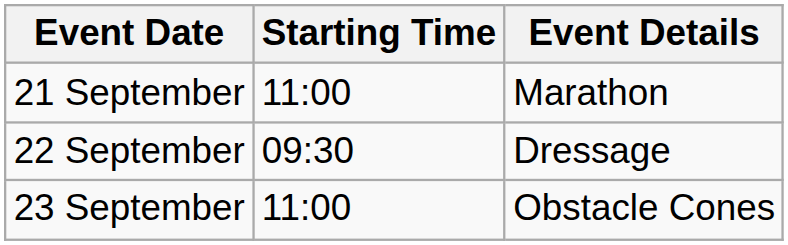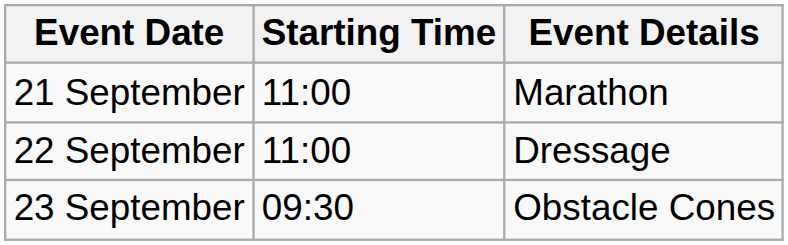(308, 150) 09:30 -> (306, 150) 11:00
(306, 208) 11:00 -> (308, 208) 09:30
